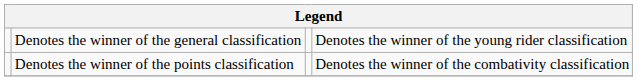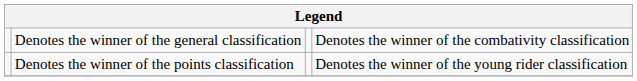(471, 40) Denotes the winner of the young rider classification -> (472, 40) Denotes the winner of the combativity classification
(472, 64) Denotes the winner of the combativity classification -> (471, 64) Denotes the winner of the young rider classification
